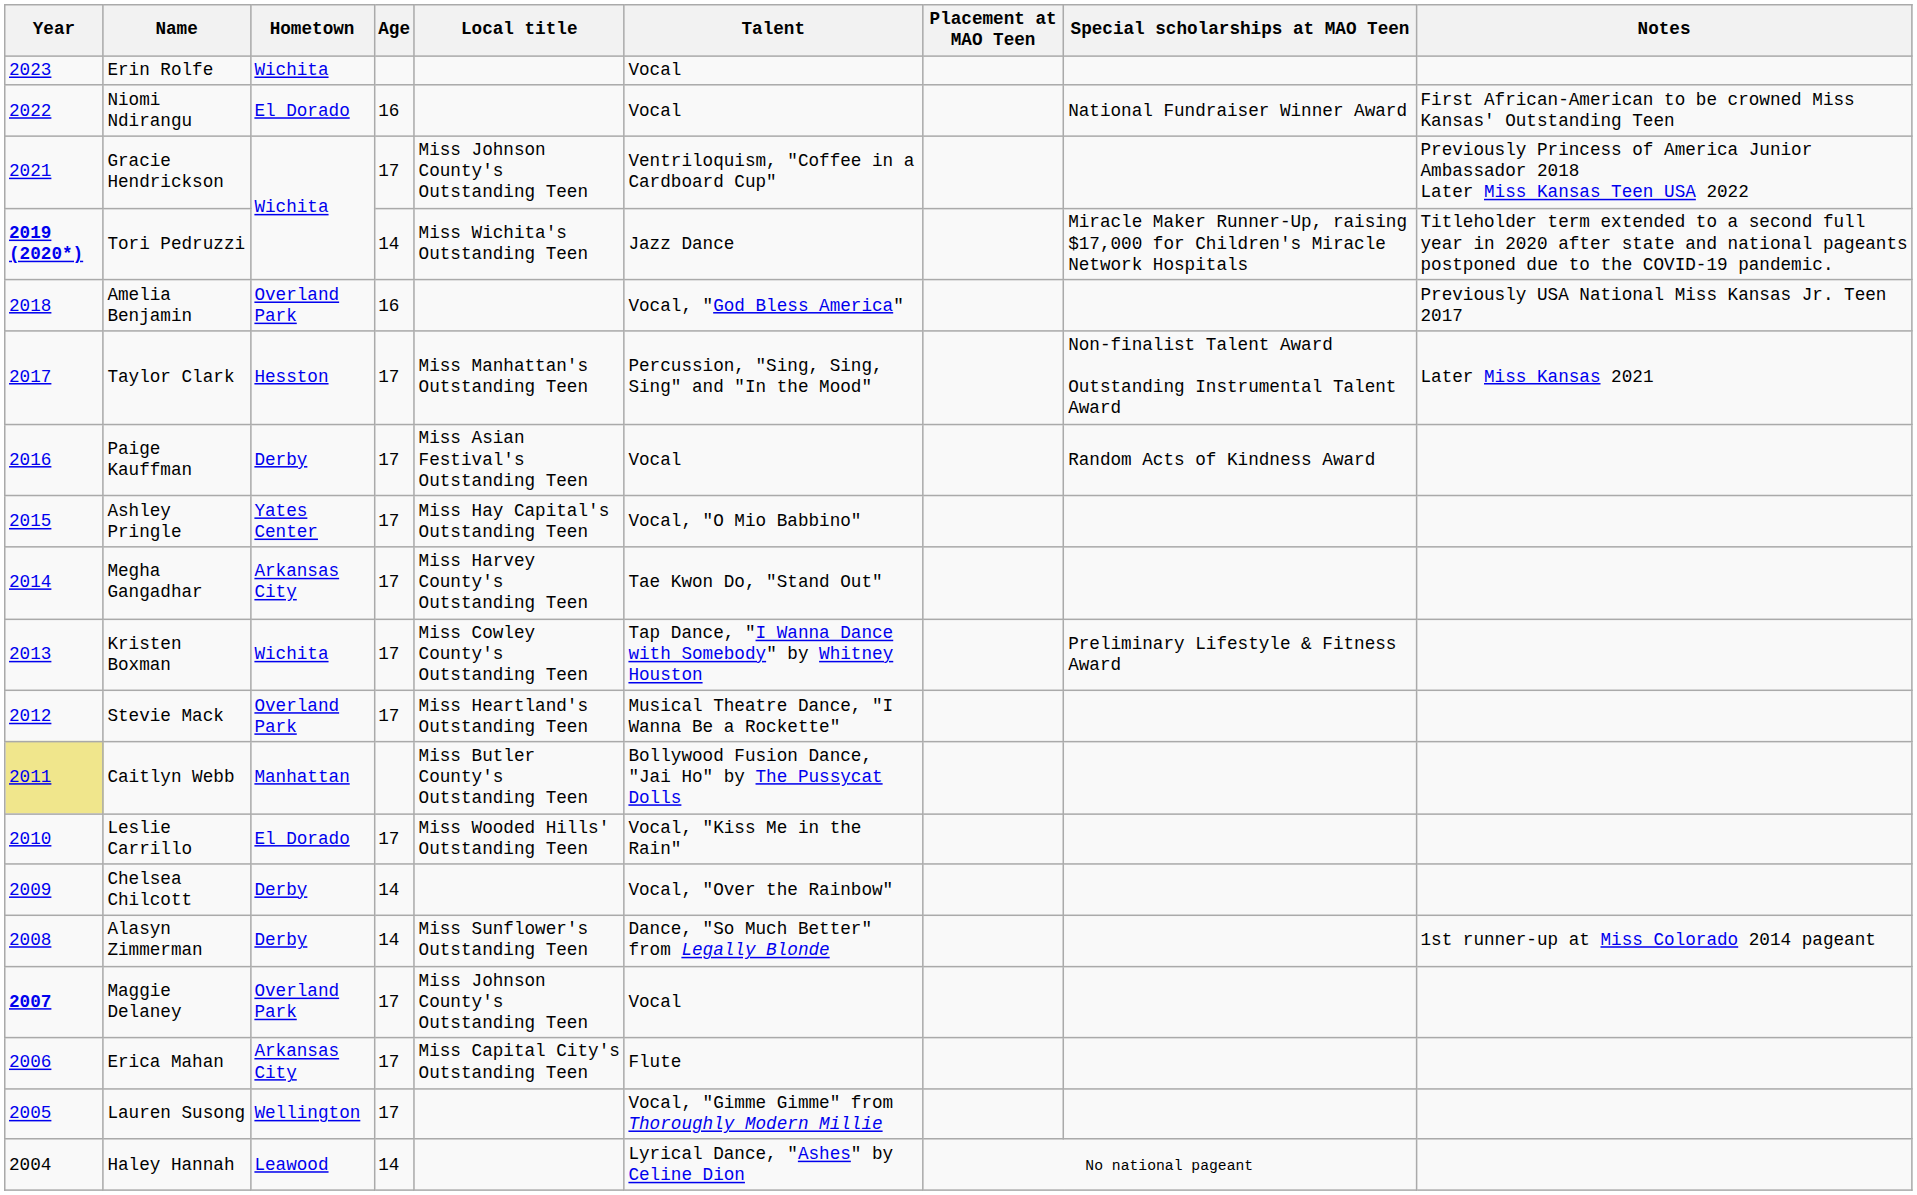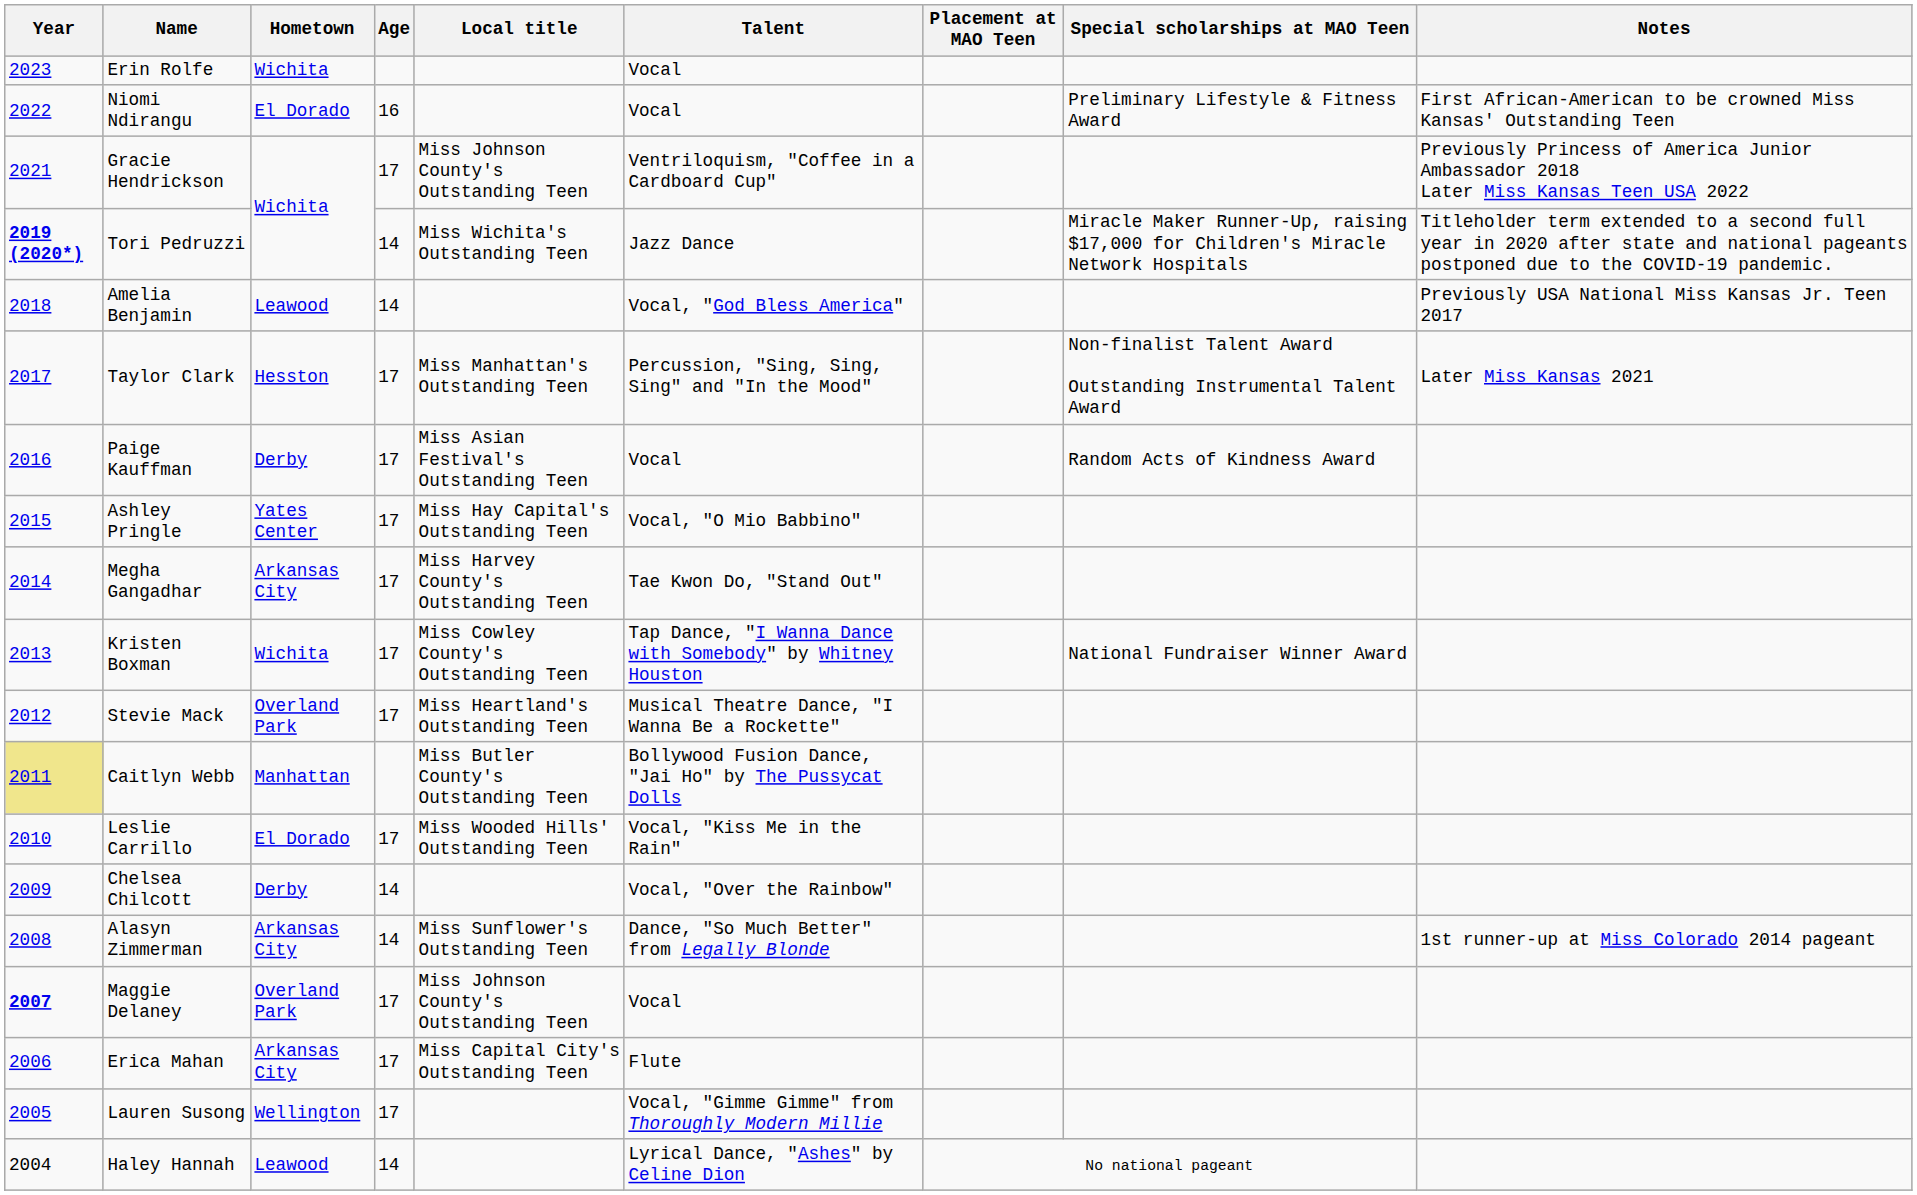(1238, 110) National Fundraiser Winner Award -> (1232, 110) Preliminary Lifestyle & Fitness Award
(297, 305) Overland Park -> (291, 305) Leawood
(389, 305) 16 -> (389, 305) 14
(1232, 654) Preliminary Lifestyle & Fitness Award -> (1238, 654) National Fundraiser Winner Award
(281, 940) Derby -> (297, 940) Arkansas City
